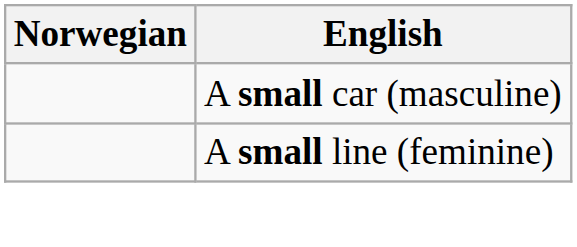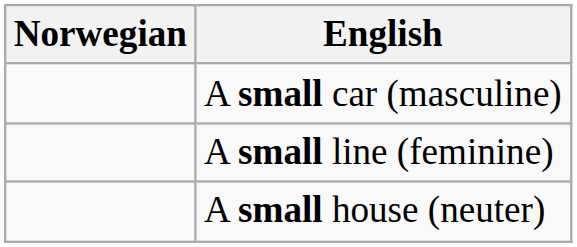+ row: (375, 210)
